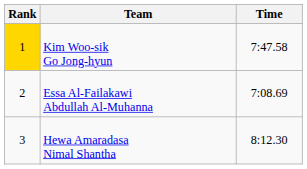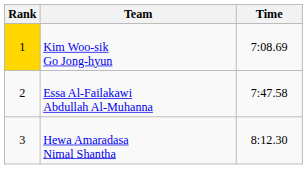(269, 47) 7:47.58 -> (269, 47) 7:08.69
(269, 93) 7:08.69 -> (269, 93) 7:47.58
